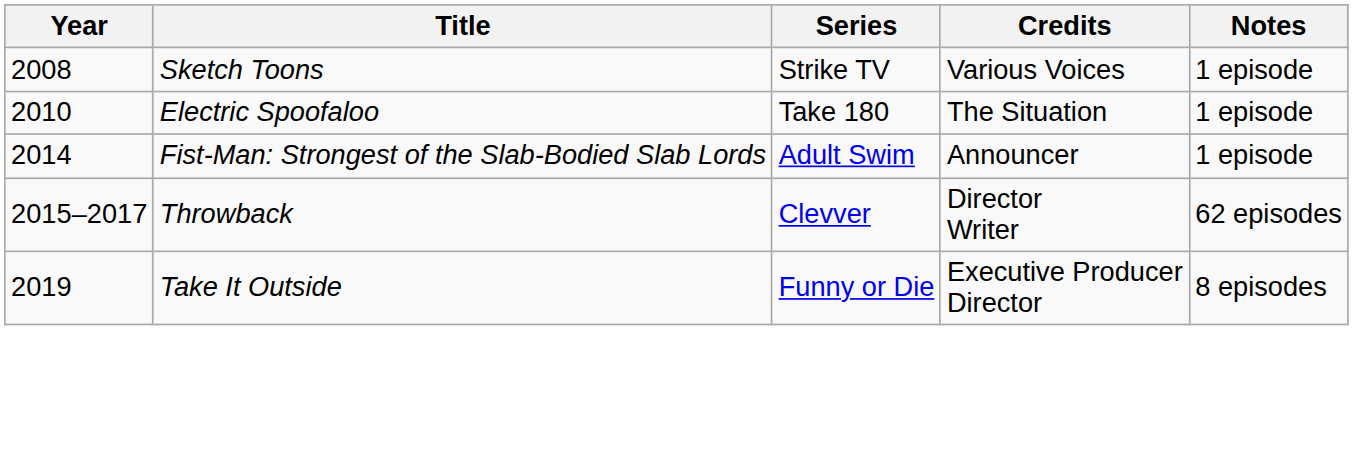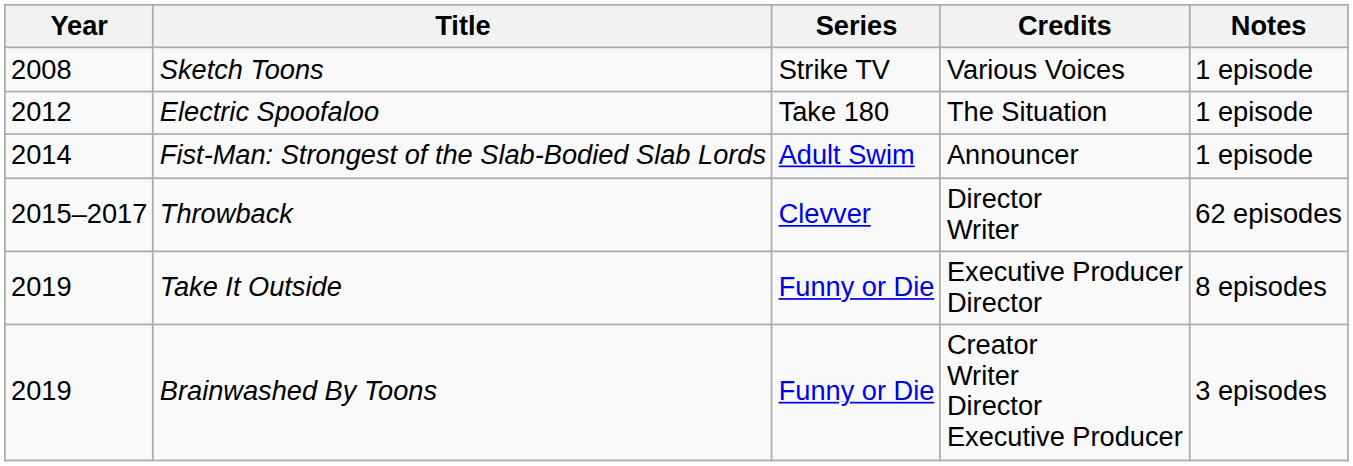(41, 112) 2010 -> (41, 112) 2012
+ row: (298, 391)
